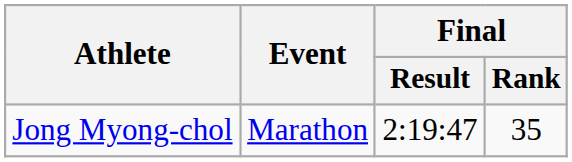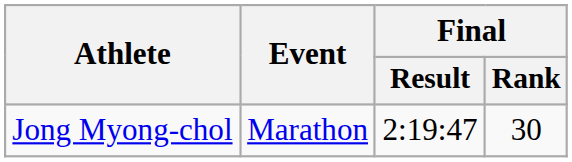(526, 130) 35 -> (526, 130) 30
